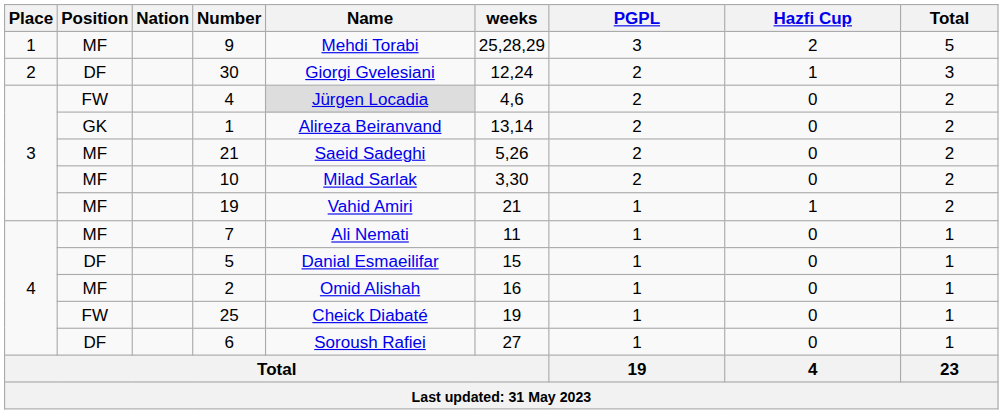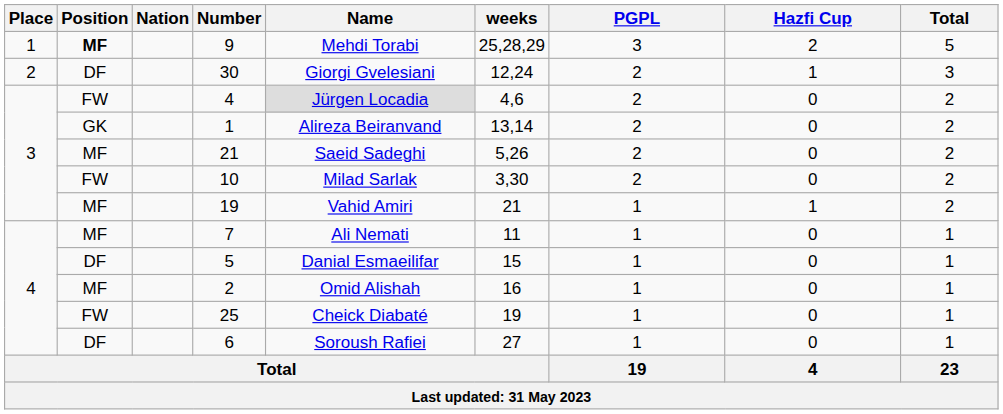(95, 45) normal -> (95, 45) bold
(95, 180) MF -> (95, 180) FW
